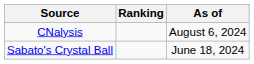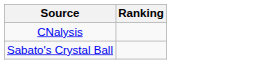- column: (208, 13)
